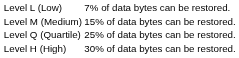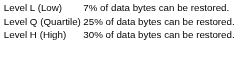- row: (43, 21)
